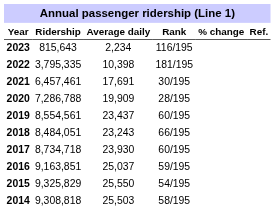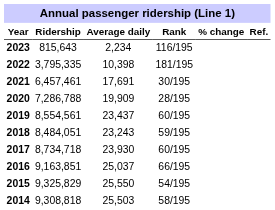(174, 132) 66/195 -> (174, 132) 59/195
(174, 166) 59/195 -> (174, 166) 66/195
